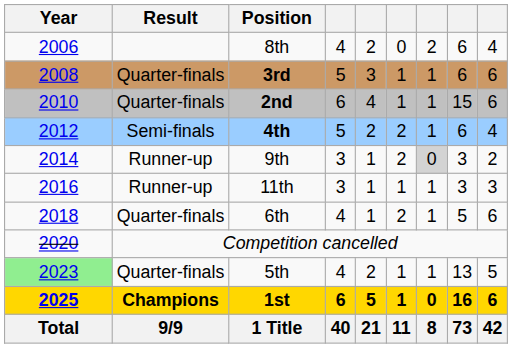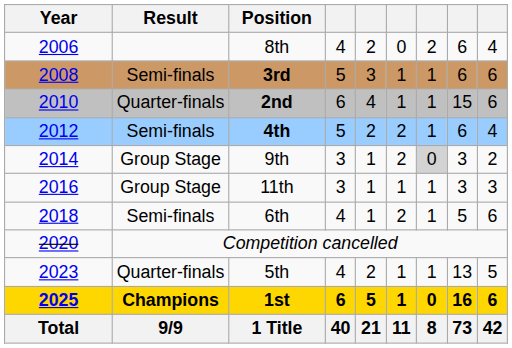(171, 74) Quarter-finals -> (171, 74) Semi-finals
(171, 159) Runner-up -> (171, 159) Group Stage
(171, 187) Runner-up -> (171, 187) Group Stage
(171, 215) Quarter-finals -> (171, 215) Semi-finals
(59, 272) lightgreen background -> (59, 272) no background
